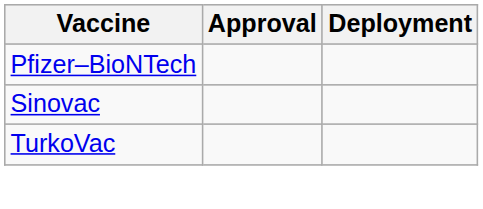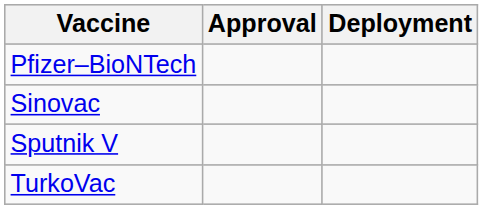+ row: (64, 143)
